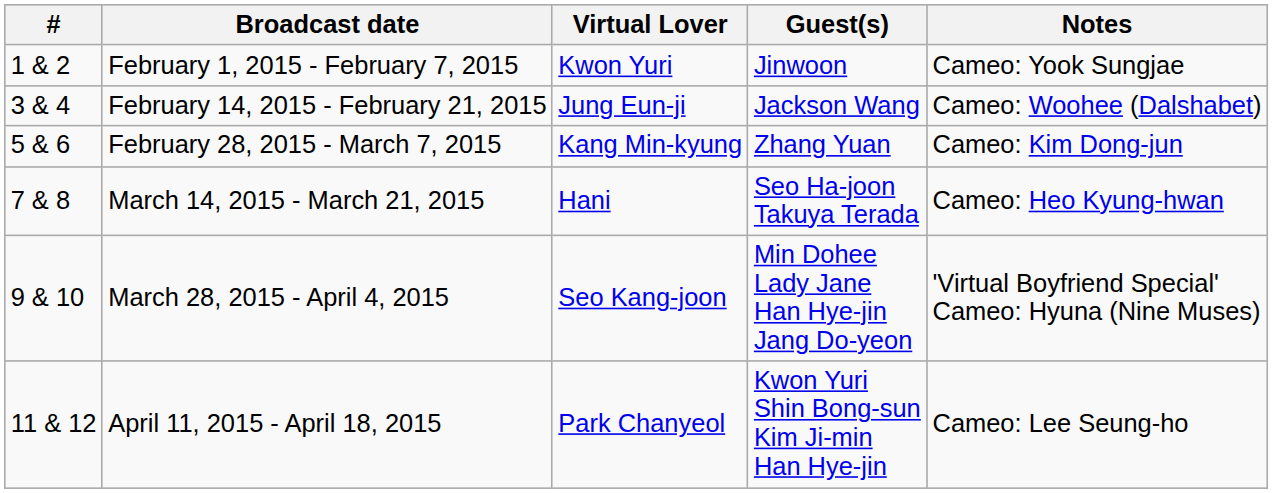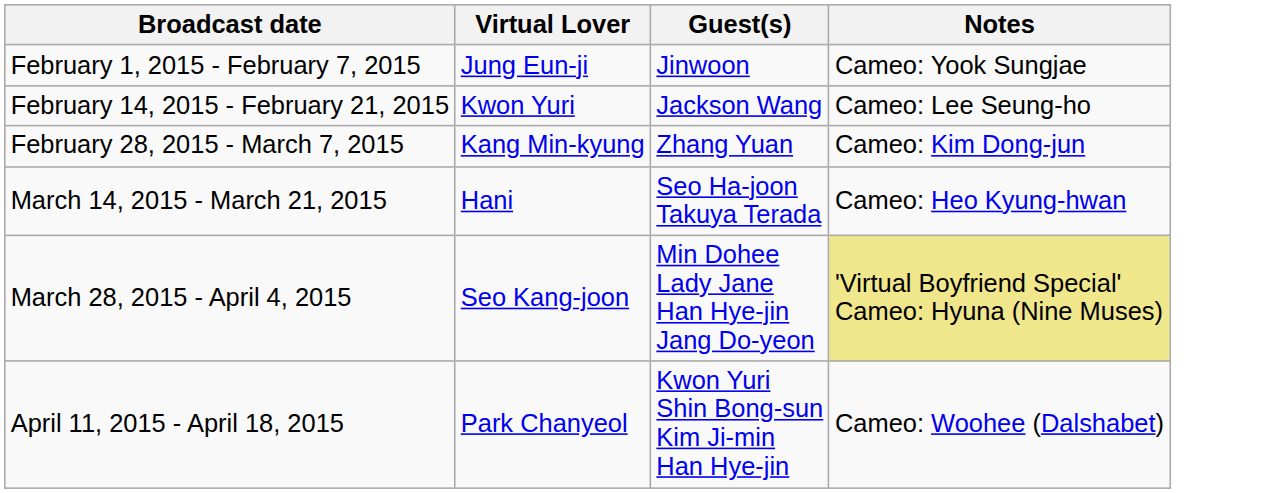- column: (54, 24)
(615, 65) Kwon Yuri -> (524, 65) Jung Eun-ji
(622, 105) Jung Eun-ji -> (518, 105) Kwon Yuri
(1097, 105) Cameo: Woohee (Dalshabet) -> (963, 105) Cameo: Lee Seung-ho
(1097, 297) no background -> (999, 297) khaki background
(1061, 424) Cameo: Lee Seung-ho -> (999, 424) Cameo: Woohee (Dalshabet)
